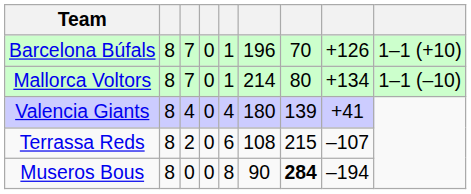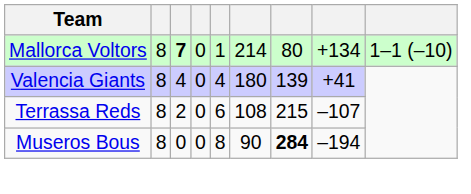- row: (82, 50)
(189, 81) normal -> (181, 50) bold
